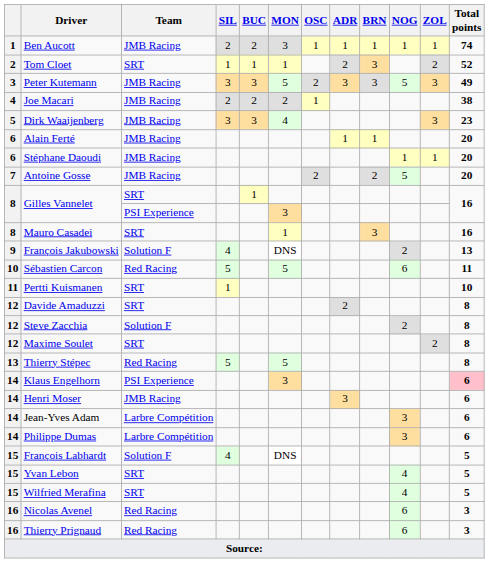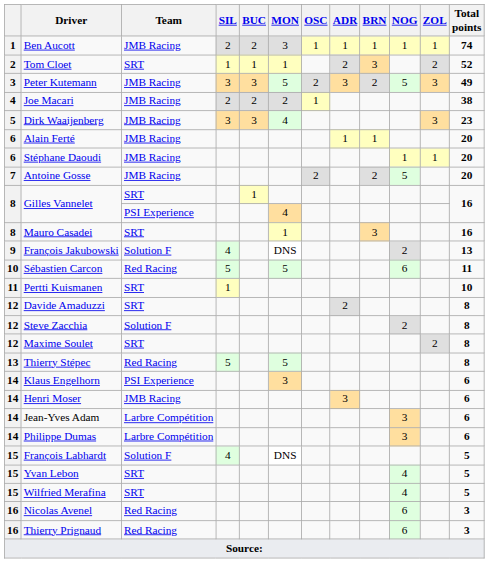(375, 82) 3 -> (375, 82) 2
(285, 212) 3 -> (285, 212) 4
(467, 380) pink background -> (467, 380) no background
